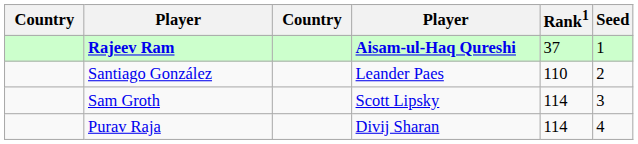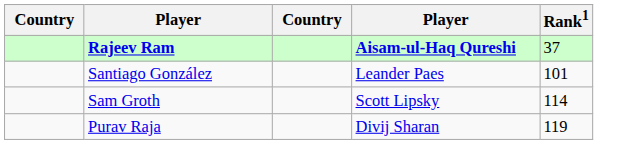- column: (613, 19)
(555, 74) 110 -> (556, 74) 101
(555, 126) 114 -> (555, 126) 119
